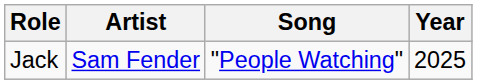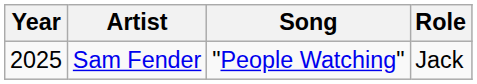columns swapped: (440, 23) <-> (35, 23)
